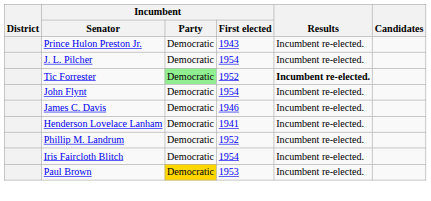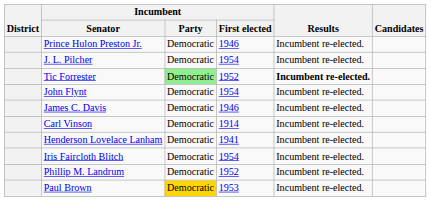(229, 44) 1943 -> (229, 44) 1946
+ row: (68, 124)
rows swapped: (84, 156) <-> (84, 140)
